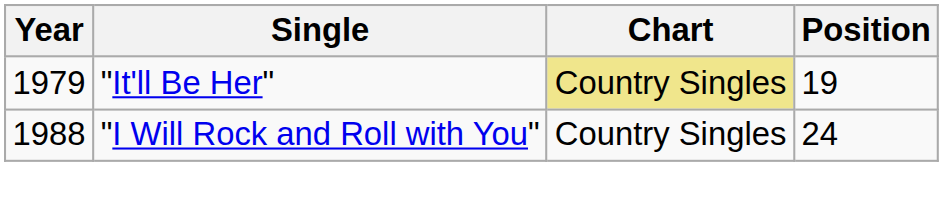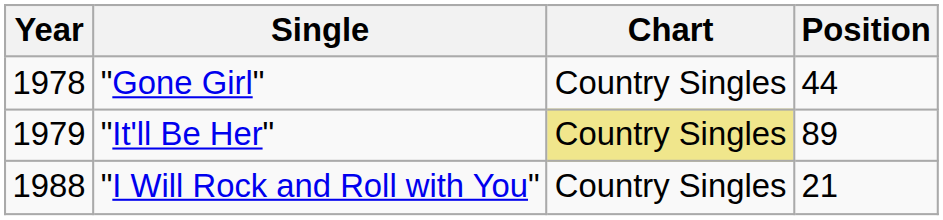+ row: (183, 82)
(820, 82) 19 -> (820, 134) 89
(820, 134) 24 -> (820, 186) 21
